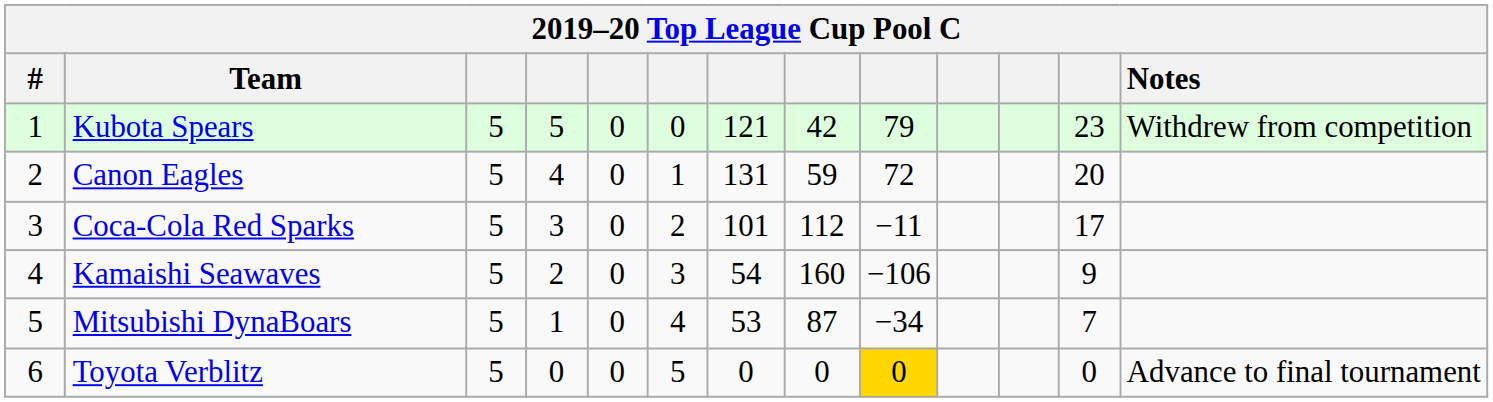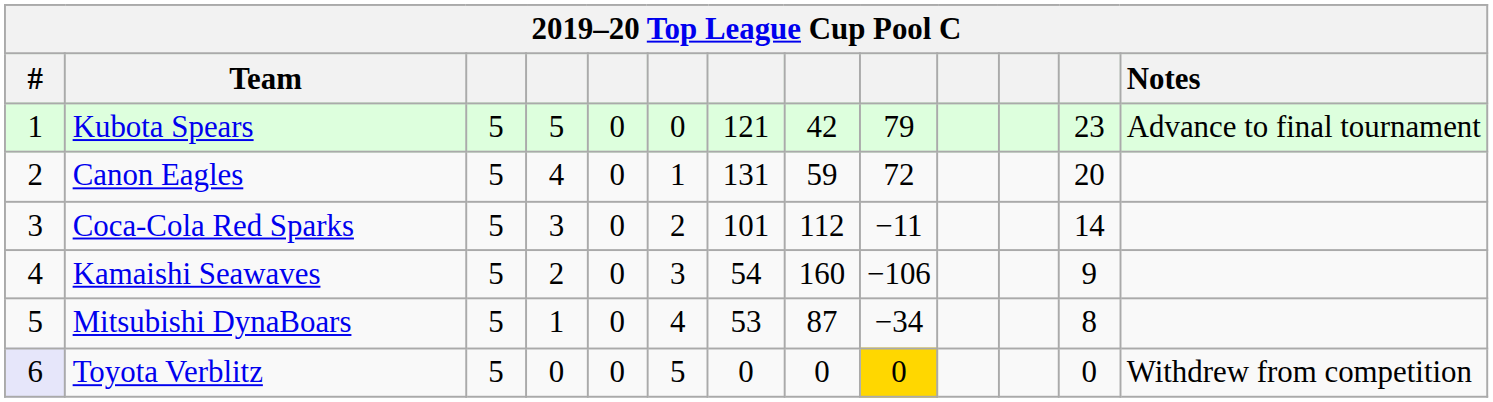(1299, 126) Withdrew from competition -> (1304, 126) Advance to final tournament
(1089, 224) 17 -> (1089, 224) 14
(1089, 322) 7 -> (1089, 322) 8
(35, 371) no background -> (35, 371) lavender background
(1304, 371) Advance to final tournament -> (1299, 371) Withdrew from competition
